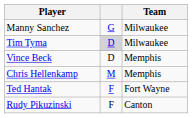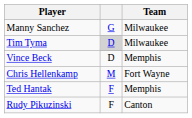(143, 74) Memphis -> (147, 74) Fort Wayne
(147, 89) Fort Wayne -> (143, 89) Memphis
